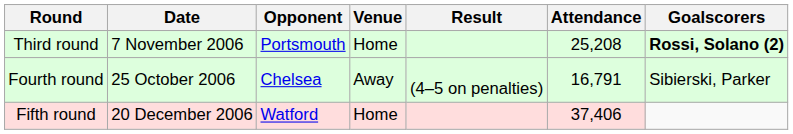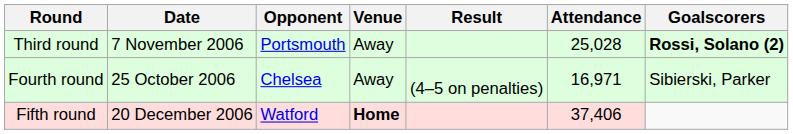(375, 44) Home -> (373, 44) Away
(596, 44) 25,208 -> (596, 44) 25,028
(596, 79) 16,791 -> (596, 79) 16,971
(375, 115) normal -> (376, 115) bold
